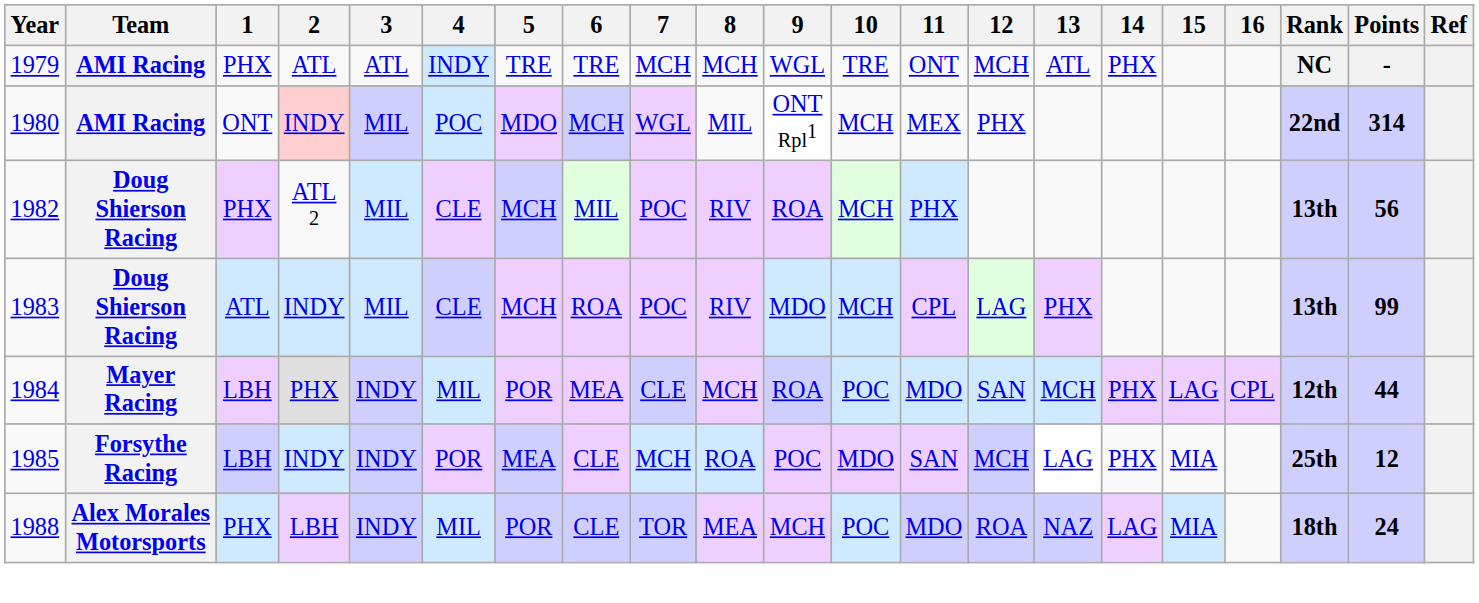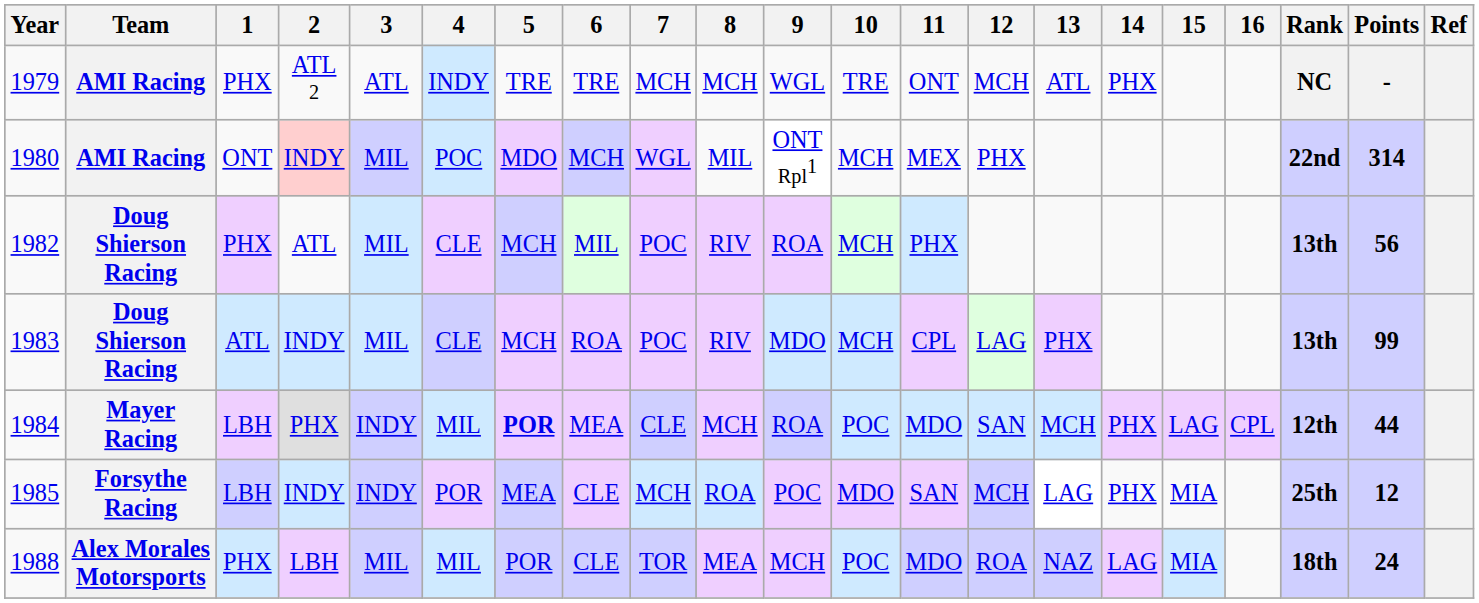(314, 65) ATL -> (314, 77) ATL 2
(314, 204) ATL 2 -> (314, 244) ATL
(529, 390) normal -> (529, 425) bold
(386, 527) INDY -> (386, 562) MIL
